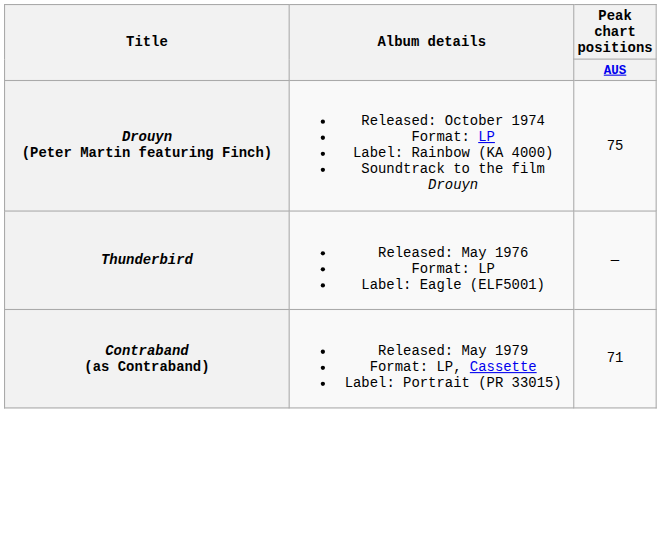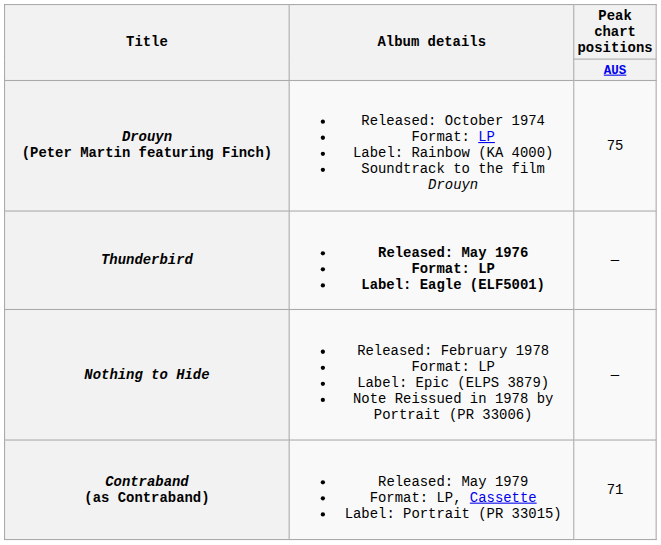(432, 268) normal -> (432, 268) bold
+ row: (147, 375)
